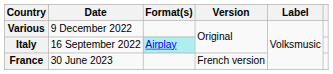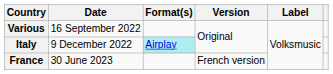(91, 28) 9 December 2022 -> (96, 28) 16 September 2022
(96, 45) 16 September 2022 -> (91, 45) 9 December 2022
